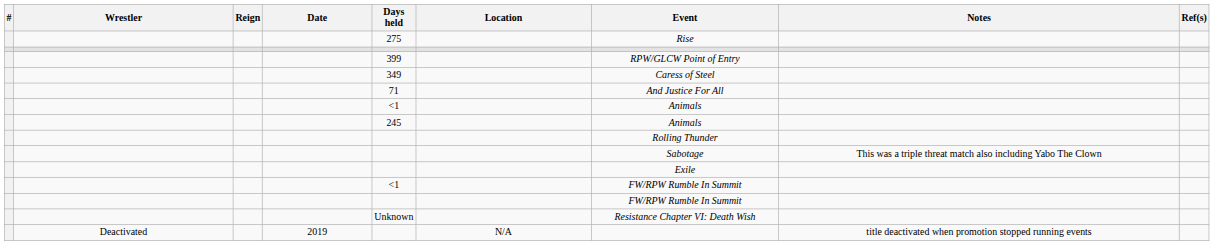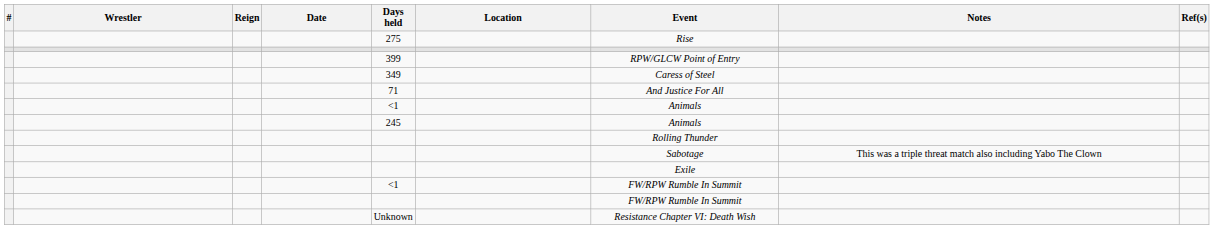- row: (123, 232)
